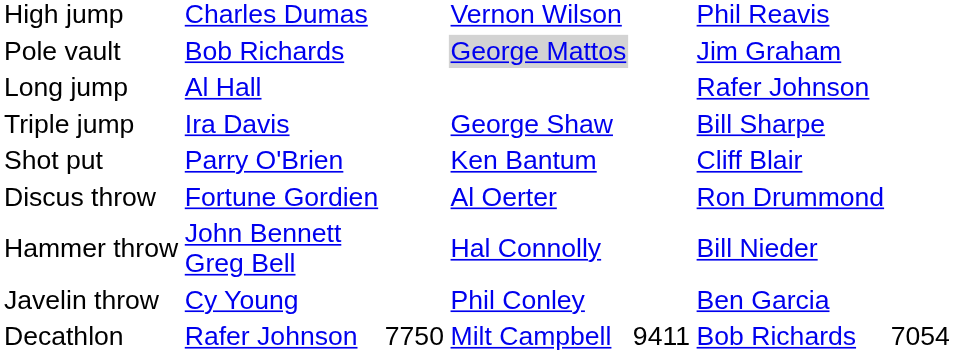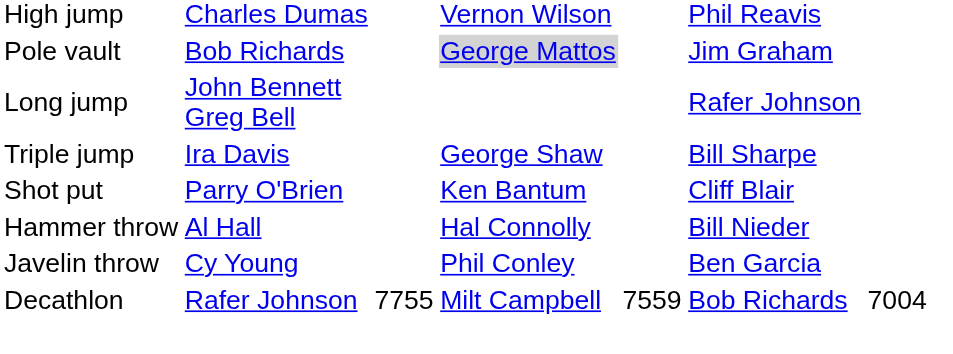(223, 87) Al Hall -> (263, 102) John Bennett Greg Bell
- row: (80, 197)
(263, 248) John Bennett Greg Bell -> (223, 227) Al Hall
(414, 336) 7750 -> (404, 300) 7755
(661, 336) 9411 -> (652, 300) 7559
(920, 336) 7054 -> (897, 300) 7004
